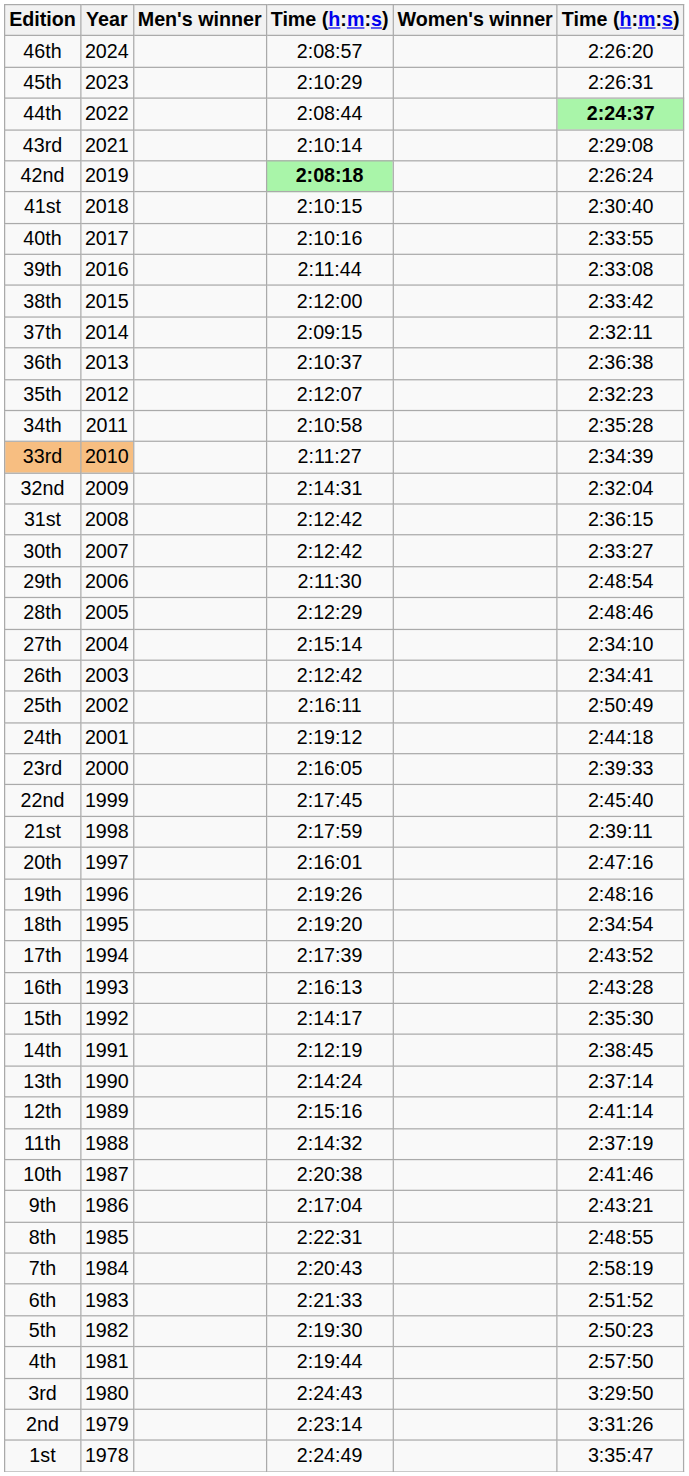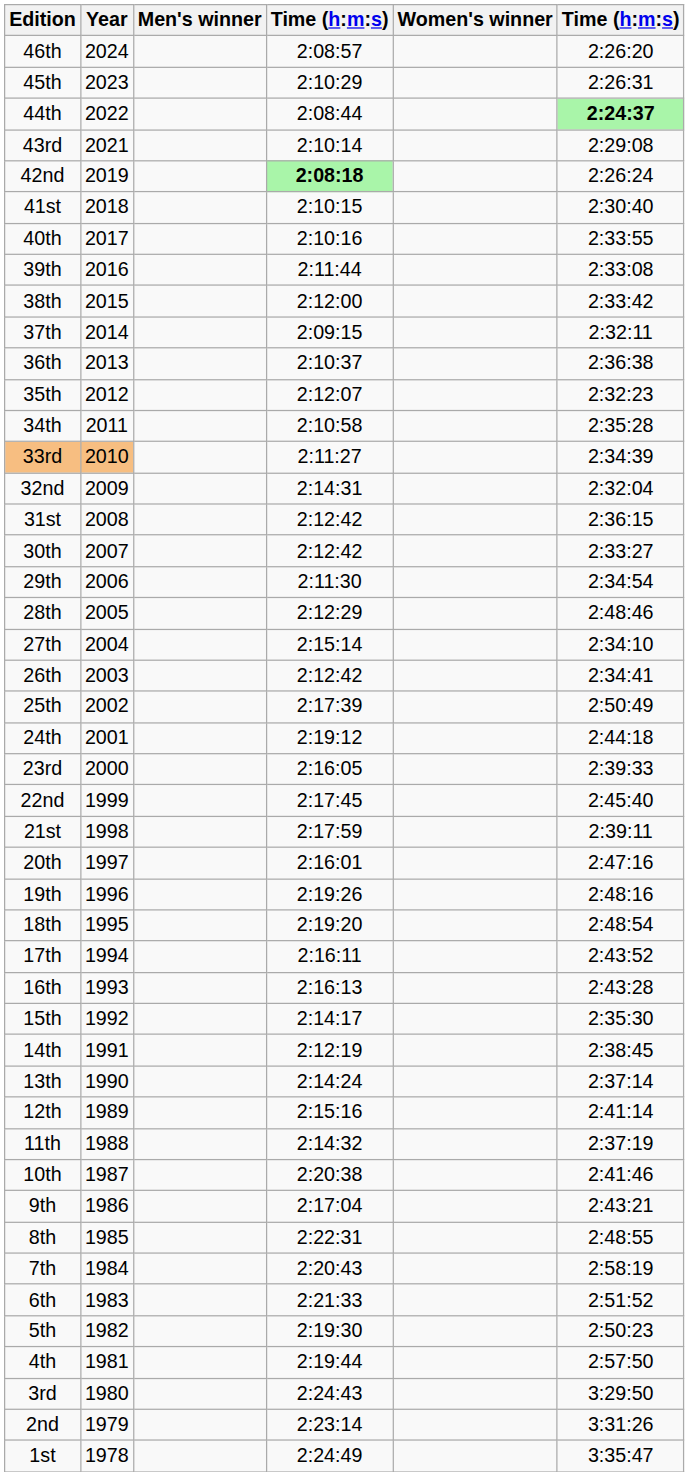(621, 581) 2:48:54 -> (621, 581) 2:34:54
(330, 706) 2:16:11 -> (330, 706) 2:17:39
(621, 925) 2:34:54 -> (621, 925) 2:48:54
(330, 956) 2:17:39 -> (330, 956) 2:16:11
